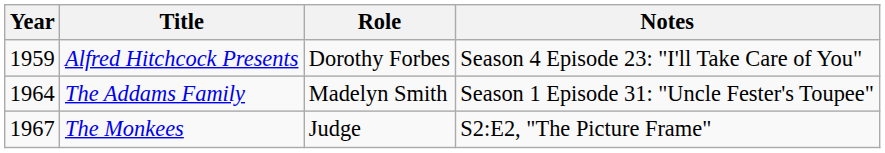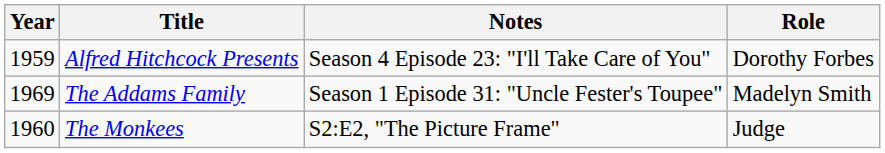columns swapped: (379, 22) <-> (667, 22)
(32, 93) 1964 -> (32, 93) 1969
(32, 128) 1967 -> (32, 128) 1960
